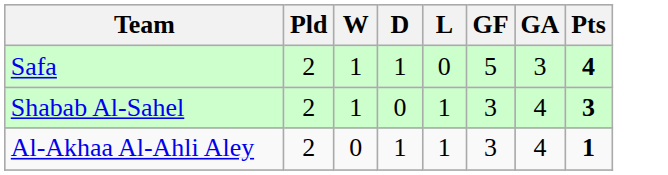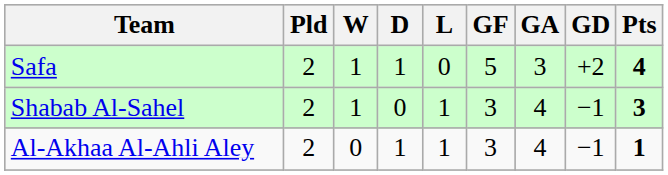+ column: (591, 25)
